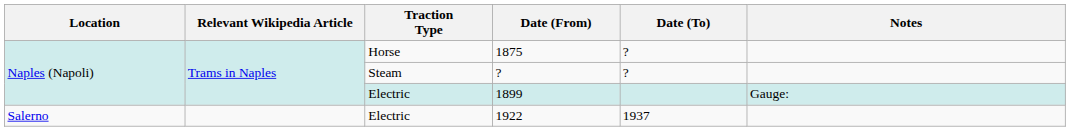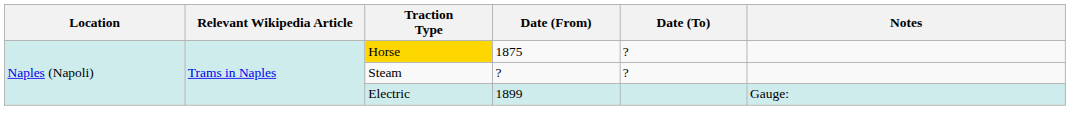(384, 51) no background -> (384, 51) gold background
- row: (509, 115)
